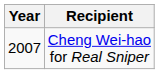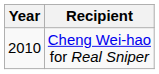(24, 48) 2007 -> (24, 48) 2010
